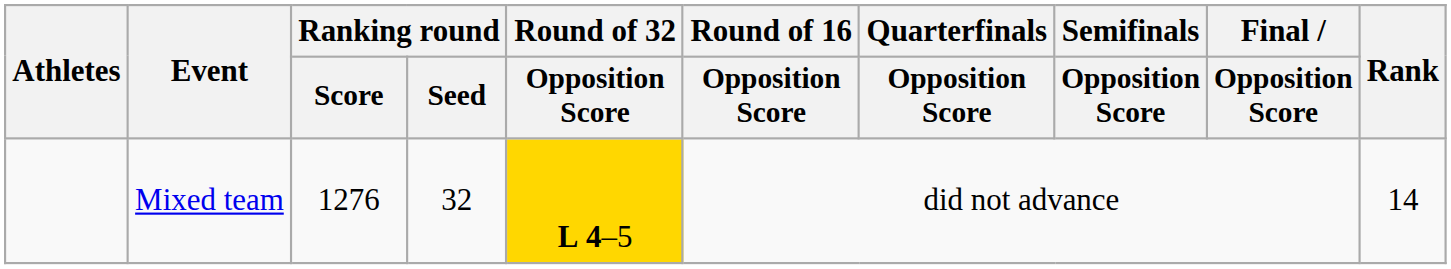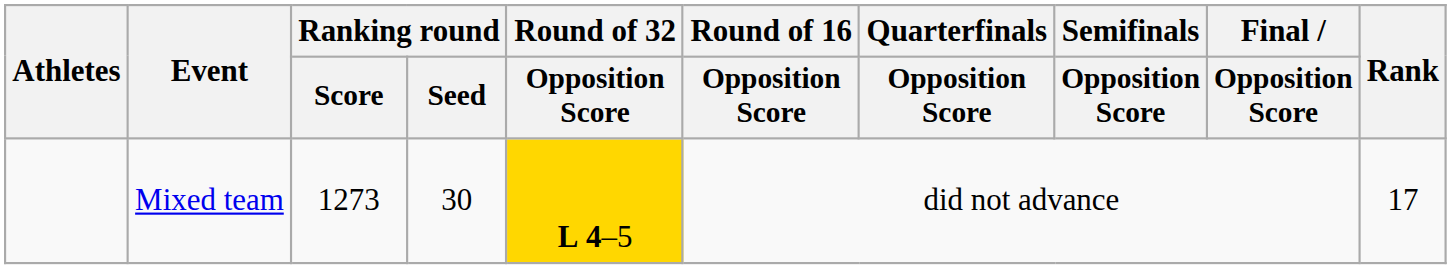(349, 200) 1276 -> (349, 200) 1273
(457, 200) 32 -> (457, 200) 30
(1403, 200) 14 -> (1403, 200) 17
